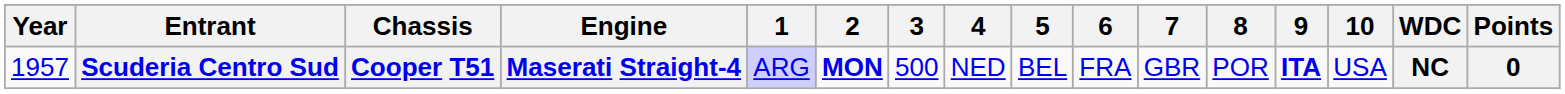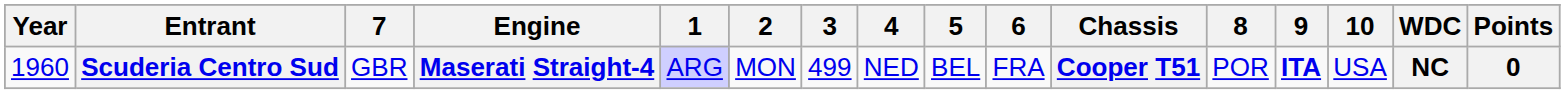columns swapped: (423, 26) <-> (1172, 26)
(40, 67) 1957 -> (40, 67) 1960
(852, 67) bold -> (766, 67) normal
(917, 67) 500 -> (830, 67) 499
